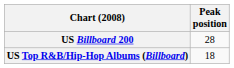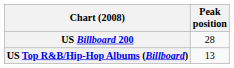(210, 55) 18 -> (210, 55) 13
